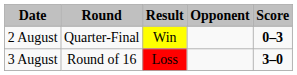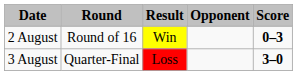(102, 37) Quarter-Final -> (102, 37) Round of 16
(102, 59) Round of 16 -> (102, 59) Quarter-Final
